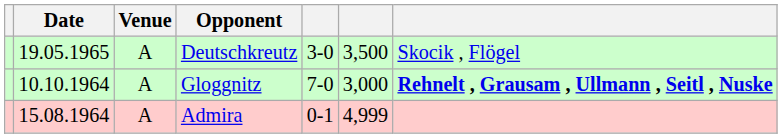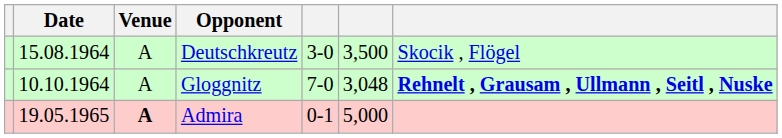(64, 52) 19.05.1965 -> (64, 52) 15.08.1964
(365, 84) 3,000 -> (365, 84) 3,048
(64, 116) 15.08.1964 -> (64, 116) 19.05.1965
(145, 116) normal -> (145, 116) bold
(365, 116) 4,999 -> (365, 116) 5,000
